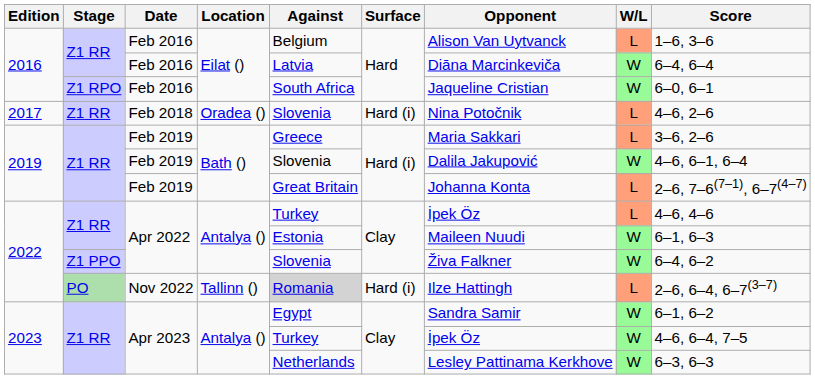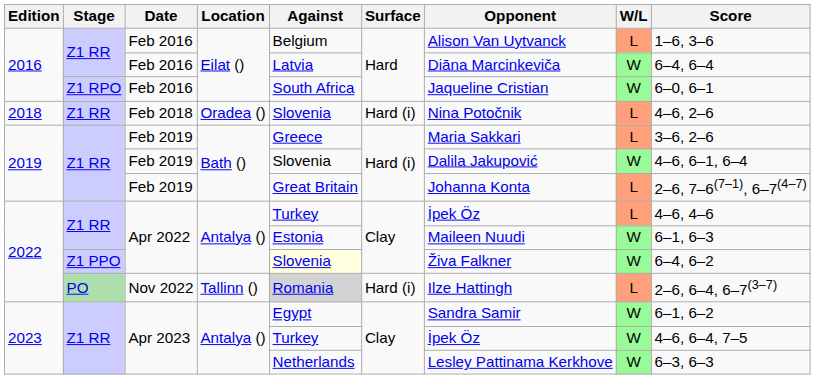(25, 112) 2017 -> (25, 112) 2018
(302, 261) no background -> (302, 261) lightyellow background
